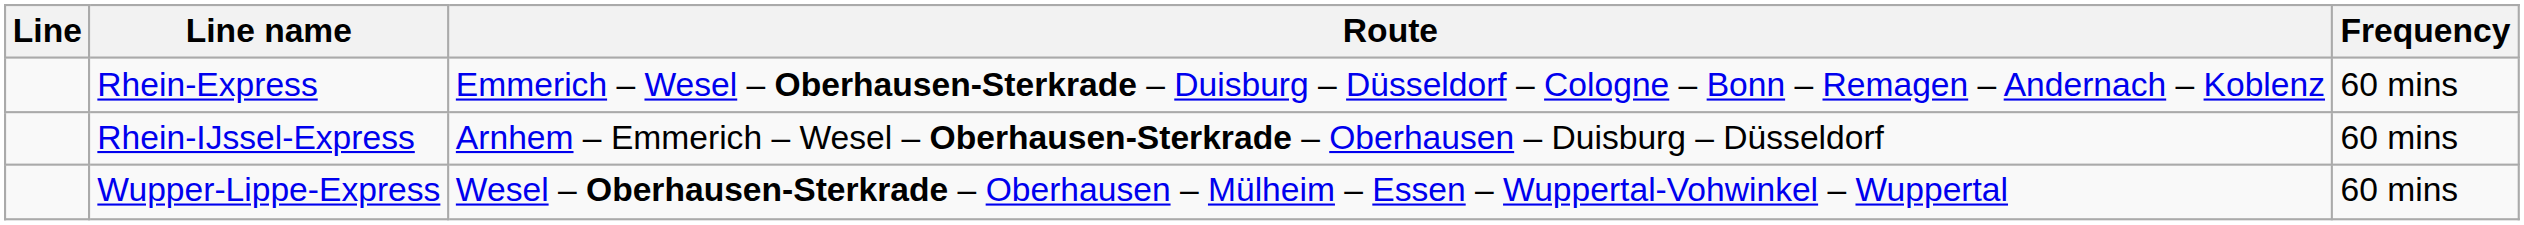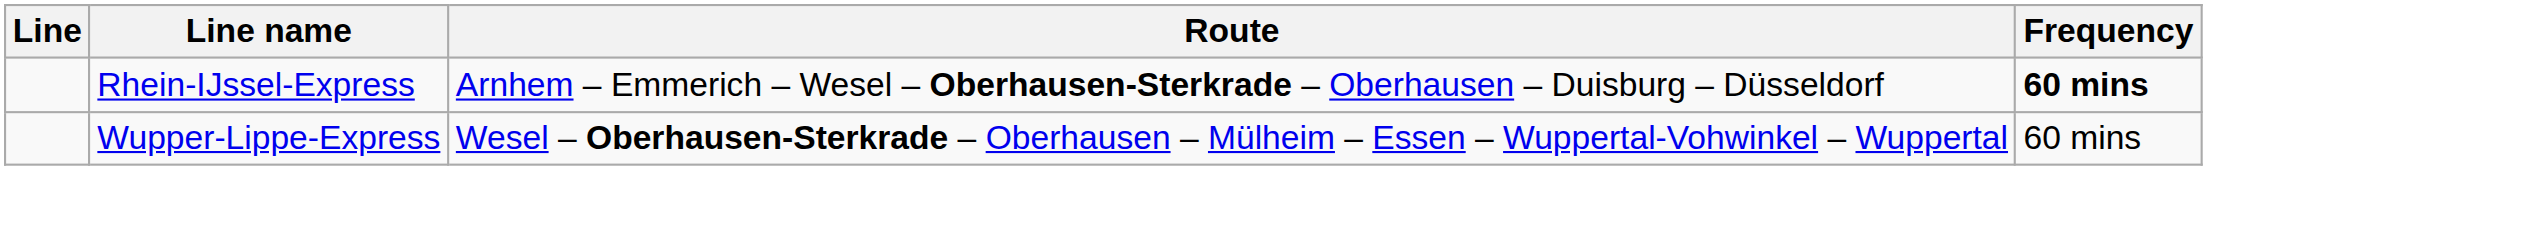- row: (208, 84)
(2399, 137) normal -> (2086, 84) bold
